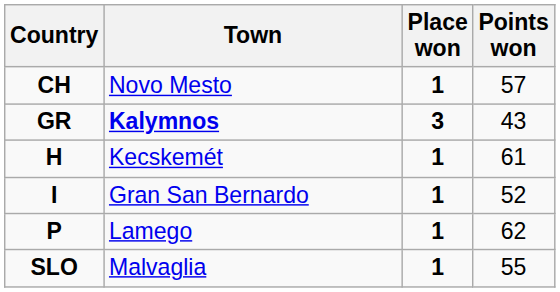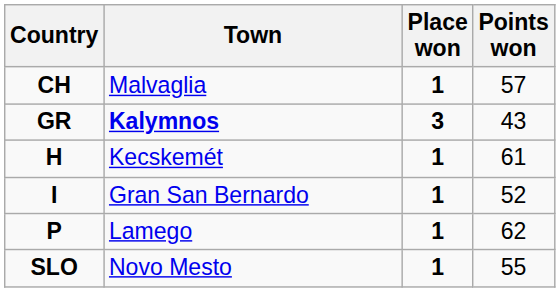(170, 85) Novo Mesto -> (158, 85) Malvaglia
(158, 267) Malvaglia -> (170, 267) Novo Mesto
